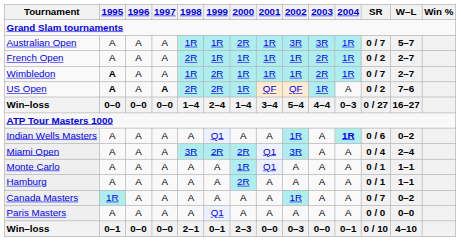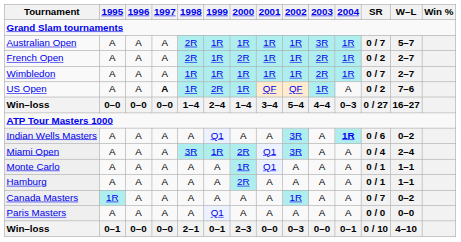(191, 43) 1R -> (191, 43) 2R
(243, 43) 2R -> (243, 43) 1R
(296, 43) 3R -> (296, 43) 1R
(243, 58) 1R -> (243, 58) 2R
(112, 74) bold -> (112, 74) normal
(217, 74) 2R -> (217, 74) 1R
(112, 89) bold -> (112, 89) normal
(191, 89) 2R -> (191, 89) 1R
(296, 136) 1R -> (296, 136) 3R
(217, 151) 2R -> (217, 151) 1R
